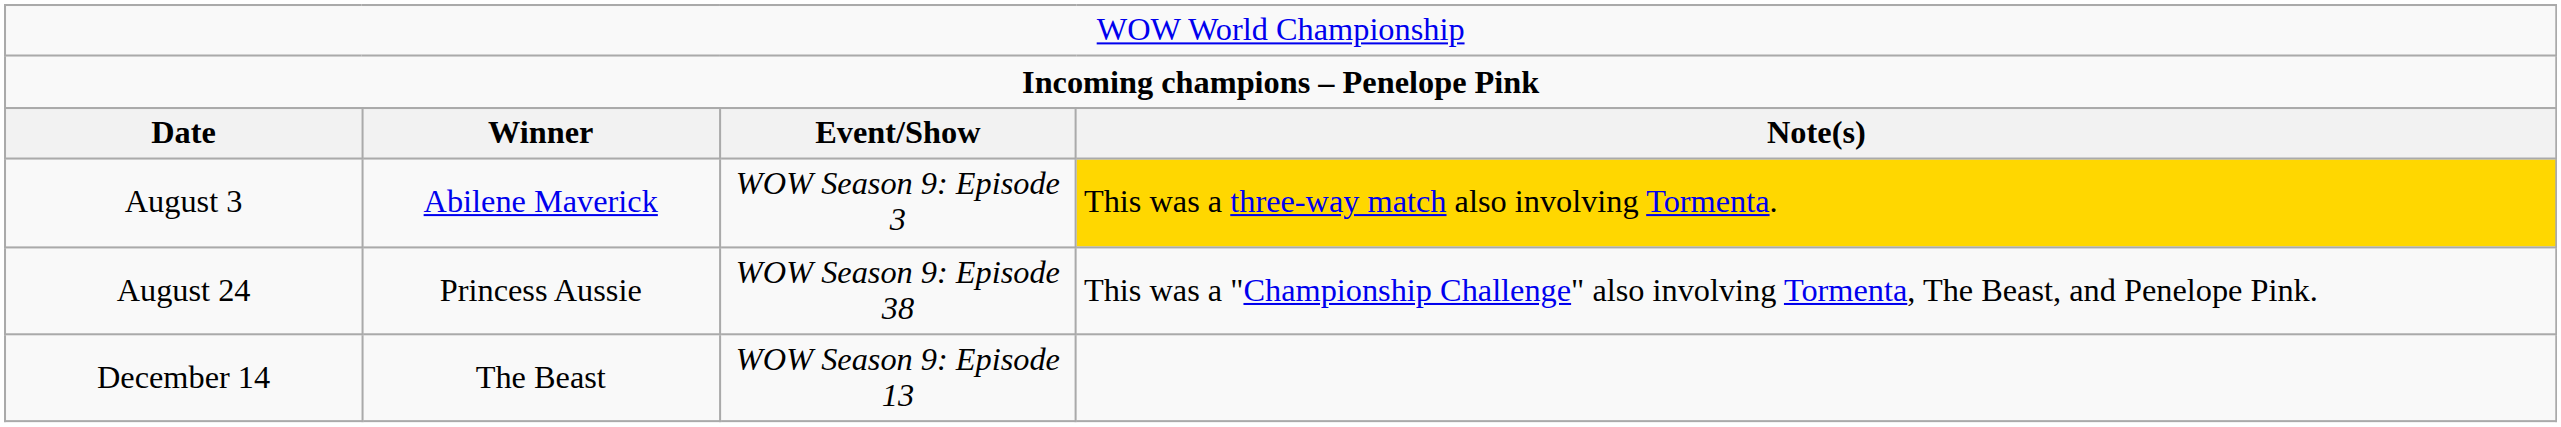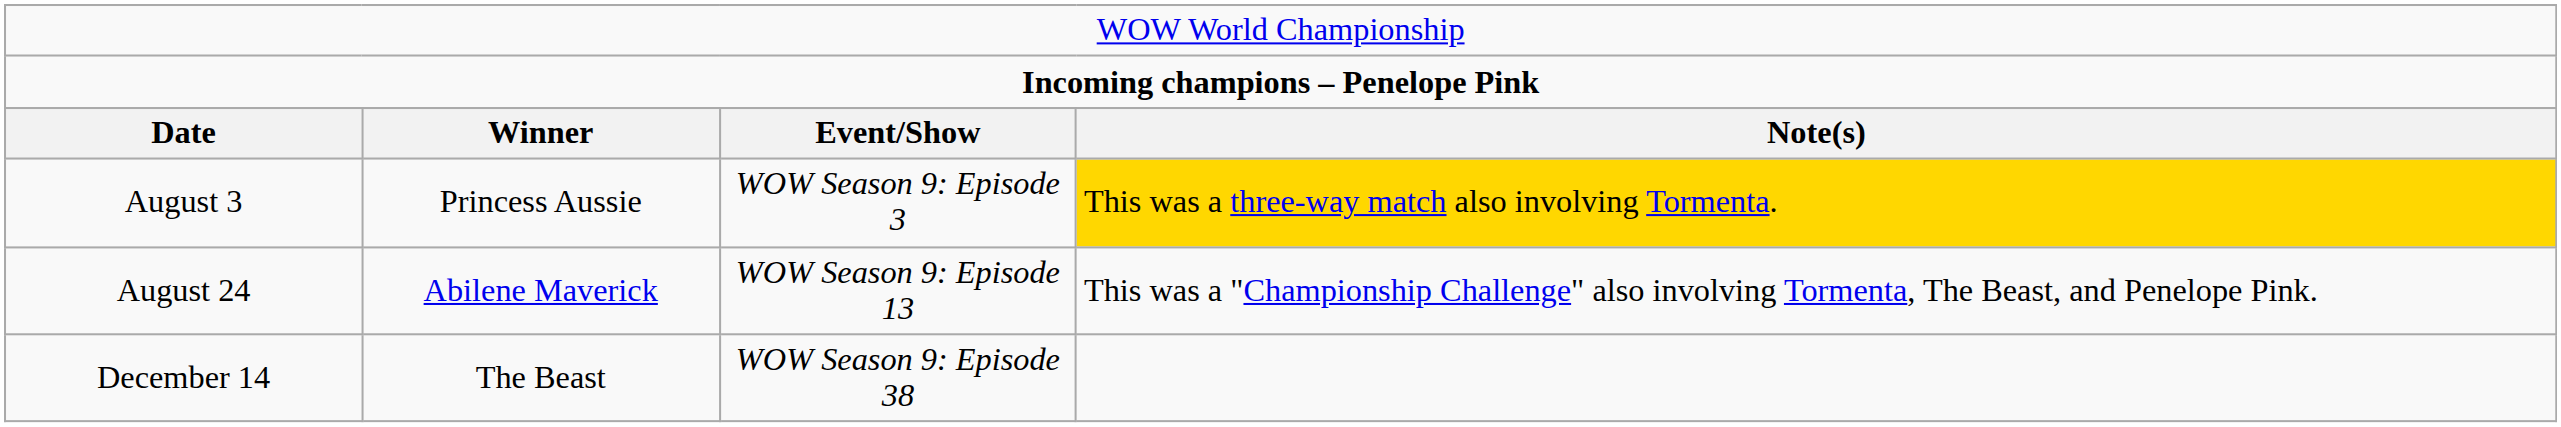(541, 202) Abilene Maverick -> (541, 202) Princess Aussie
(541, 289) Princess Aussie -> (541, 289) Abilene Maverick
(898, 289) WOW Season 9: Episode 38 -> (898, 289) WOW Season 9: Episode 13
(898, 377) WOW Season 9: Episode 13 -> (898, 377) WOW Season 9: Episode 38
